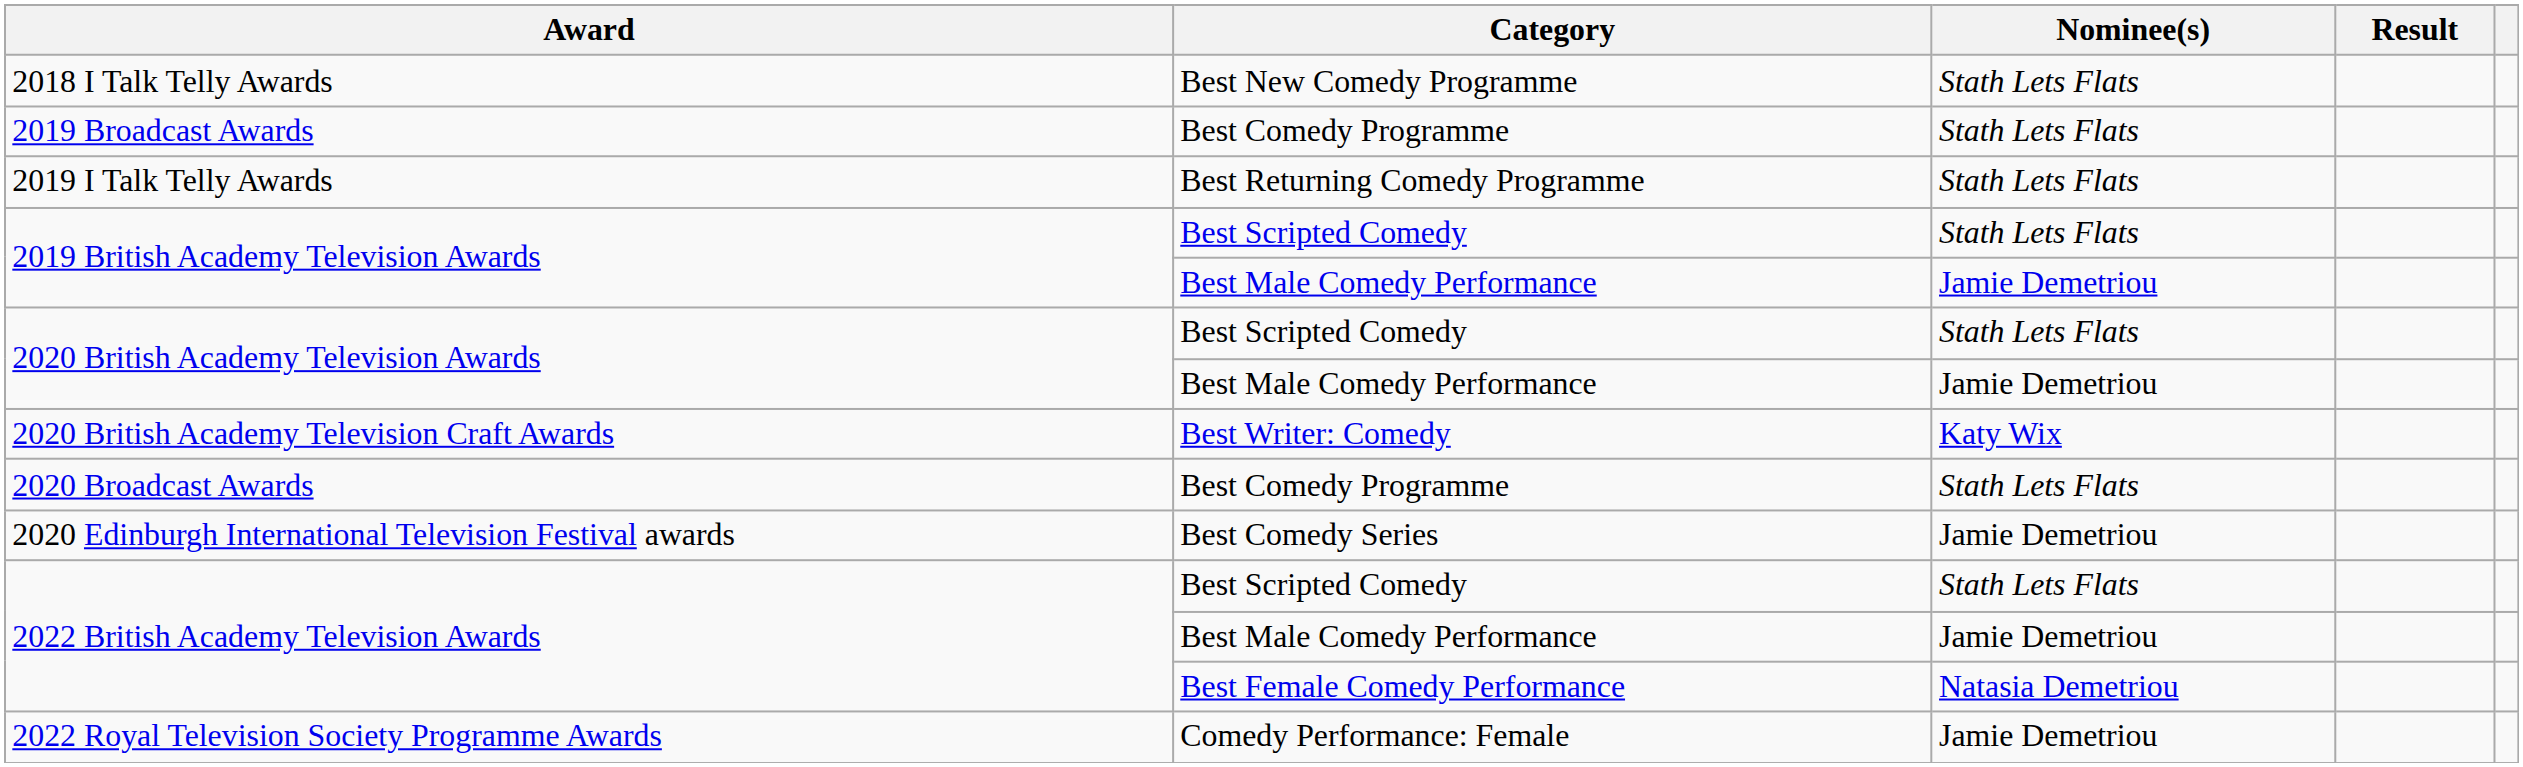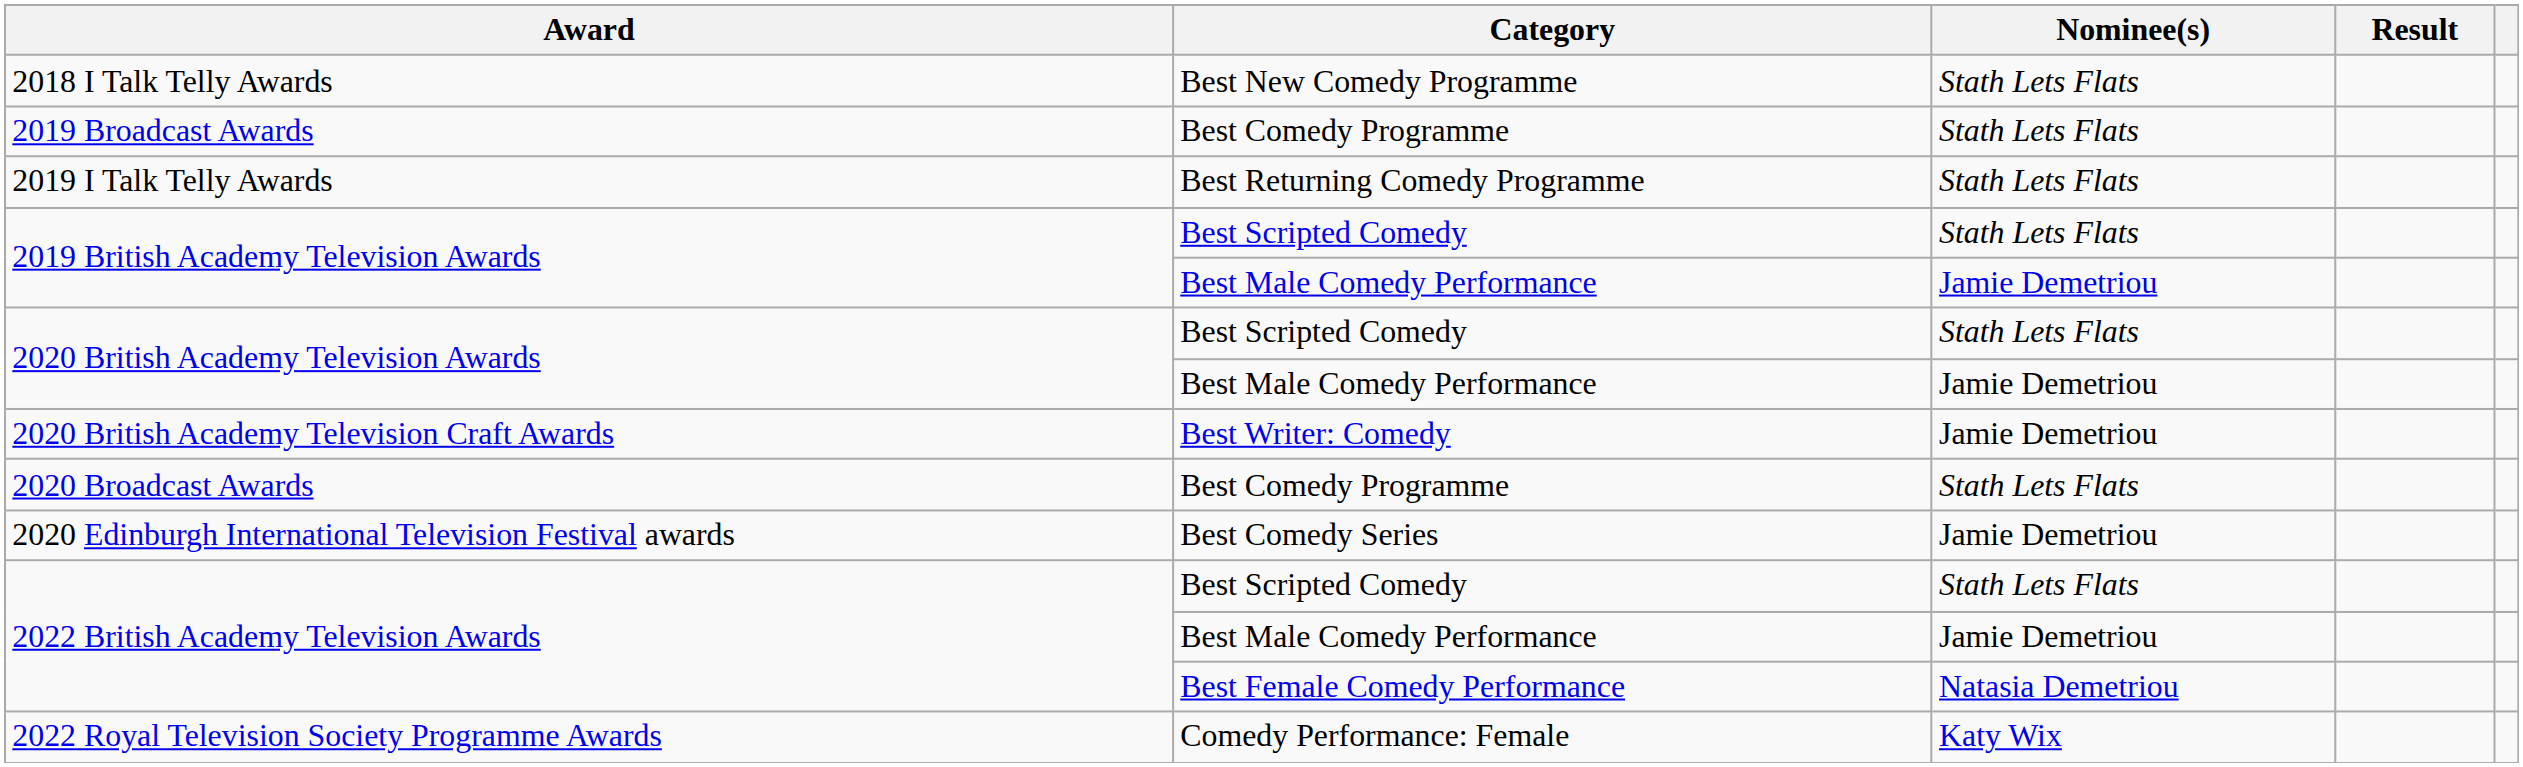(2000, 433) Katy Wix -> (2048, 433) Jamie Demetriou
(2048, 736) Jamie Demetriou -> (2000, 736) Katy Wix
